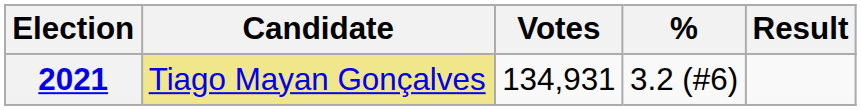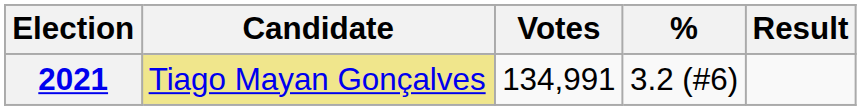(559, 79) 134,931 -> (559, 79) 134,991
